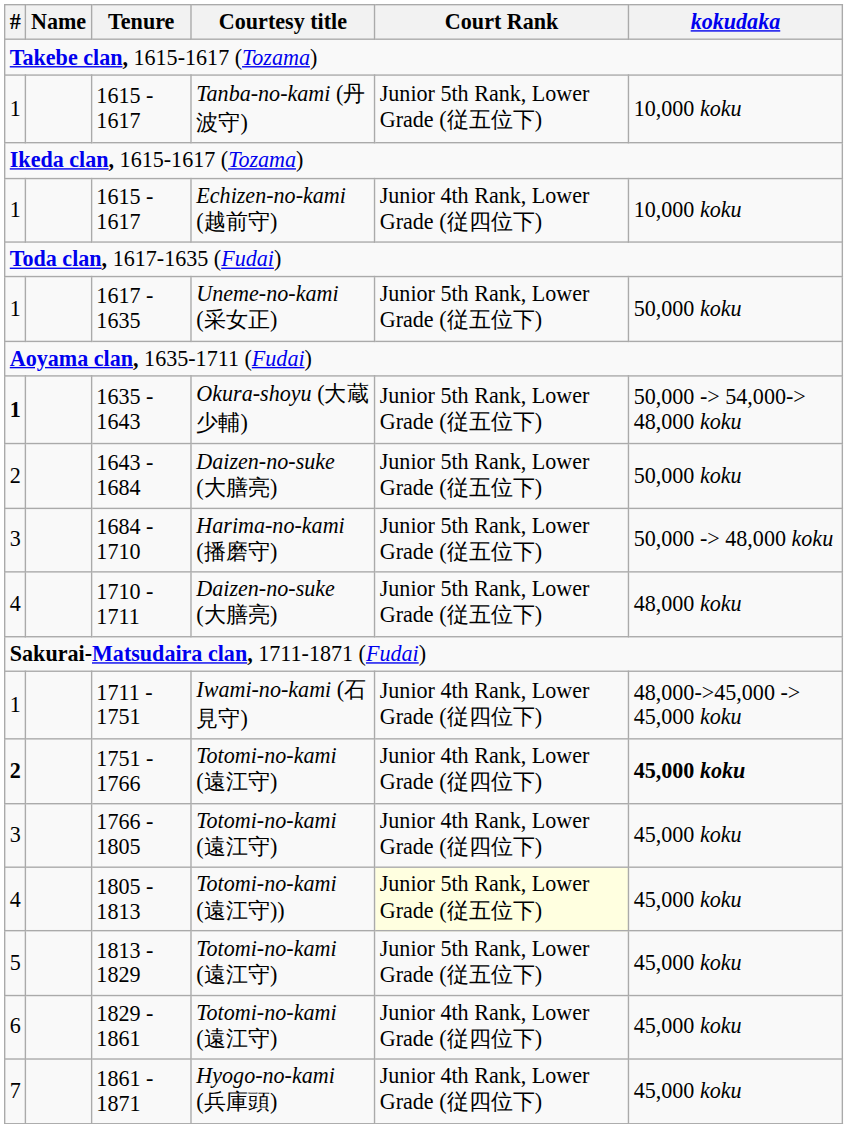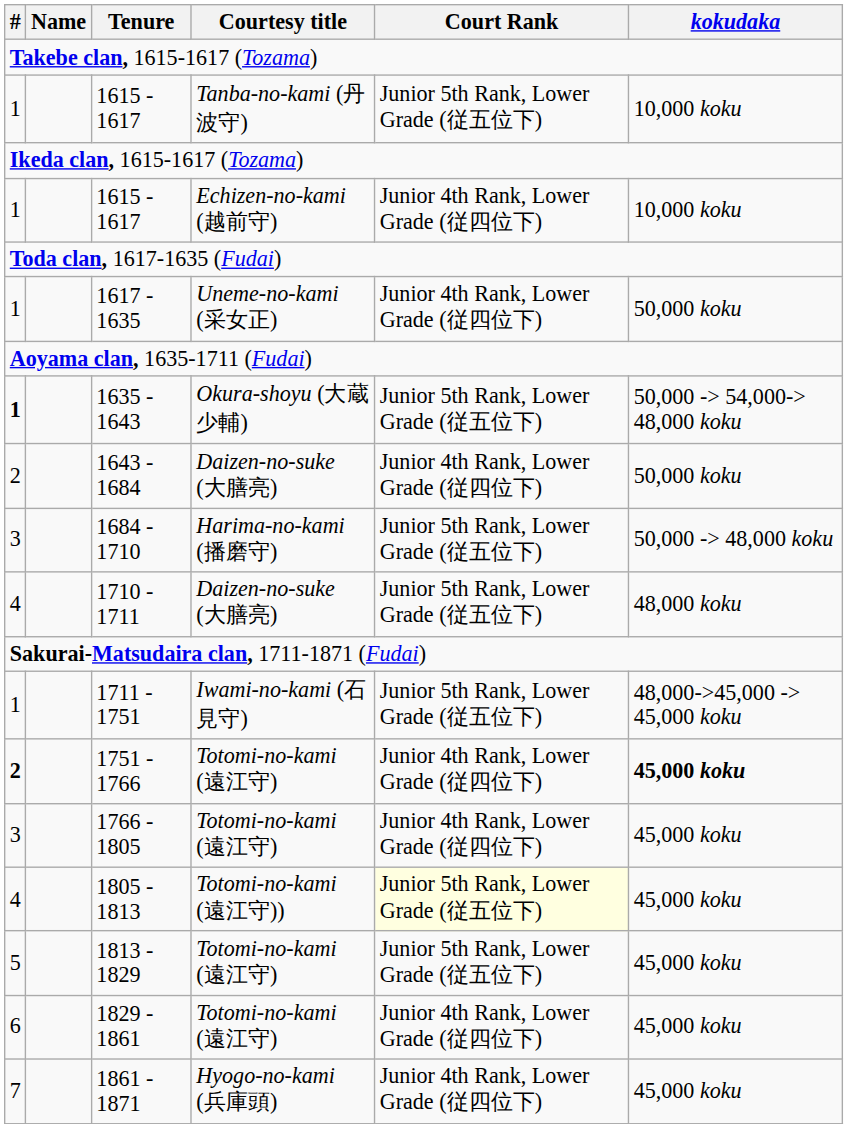(485, 307) Junior 5th Rank, Lower Grade (従五位下) -> (485, 307) Junior 4th Rank, Lower Grade (従四位下)
(485, 474) Junior 5th Rank, Lower Grade (従五位下) -> (485, 474) Junior 4th Rank, Lower Grade (従四位下)
(485, 703) Junior 4th Rank, Lower Grade (従四位下) -> (485, 703) Junior 5th Rank, Lower Grade (従五位下)
